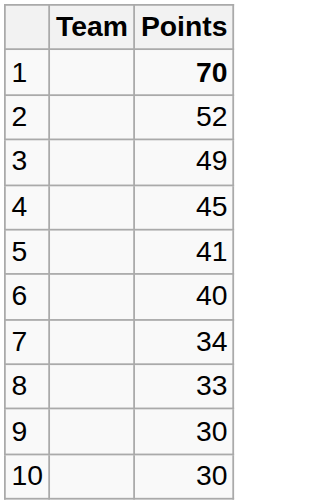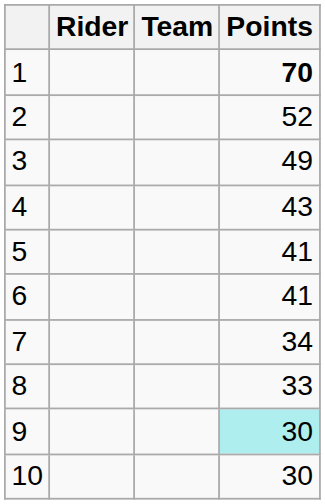+ column: (92, 26)
(212, 206) 45 -> (297, 206) 43
(212, 296) 40 -> (297, 296) 41
(212, 431) no background -> (297, 431) paleturquoise background
